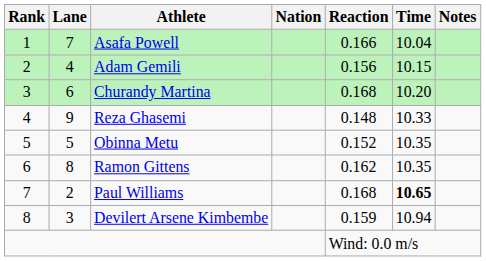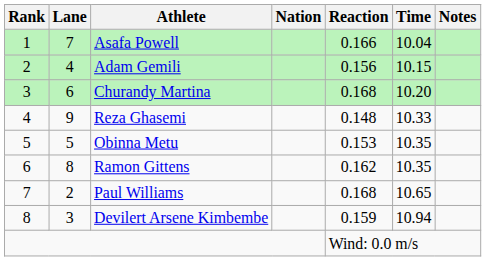(359, 142) 0.152 -> (359, 142) 0.153
(414, 192) bold -> (414, 192) normal
